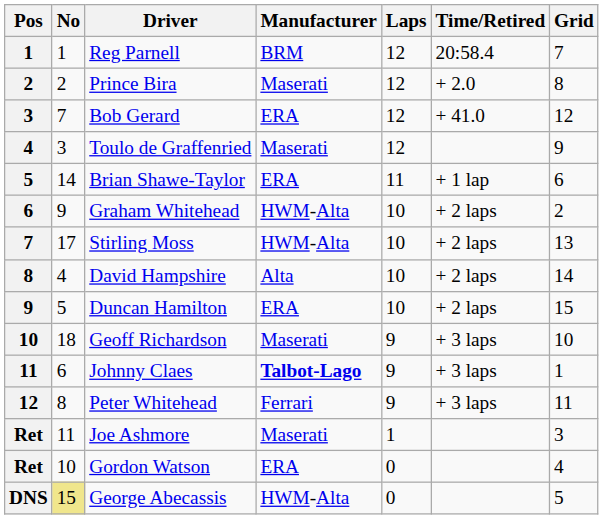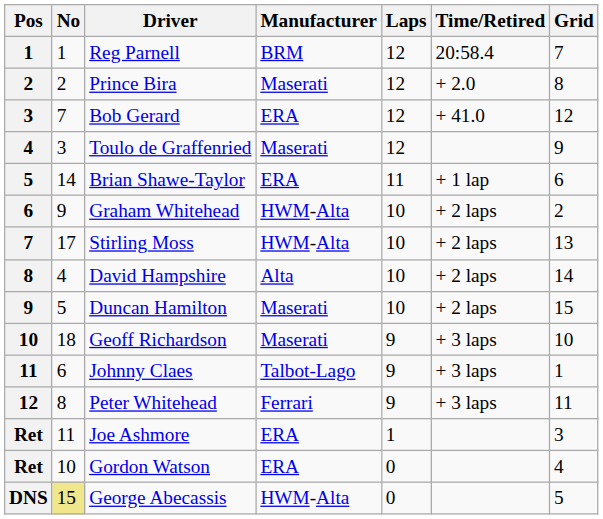(280, 307) ERA -> (294, 307) Maserati
(311, 370) bold -> (308, 370) normal
(294, 434) Maserati -> (280, 434) ERA
